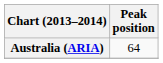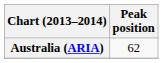(134, 48) 64 -> (134, 48) 62
